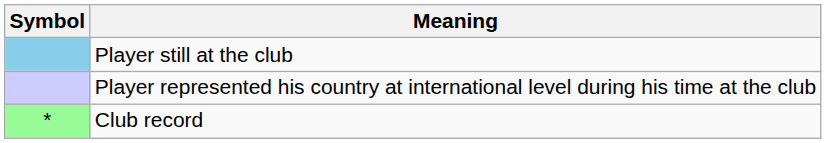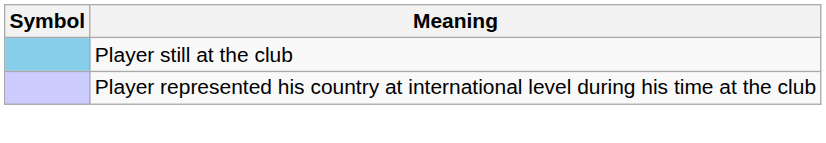- row: (149, 120)
